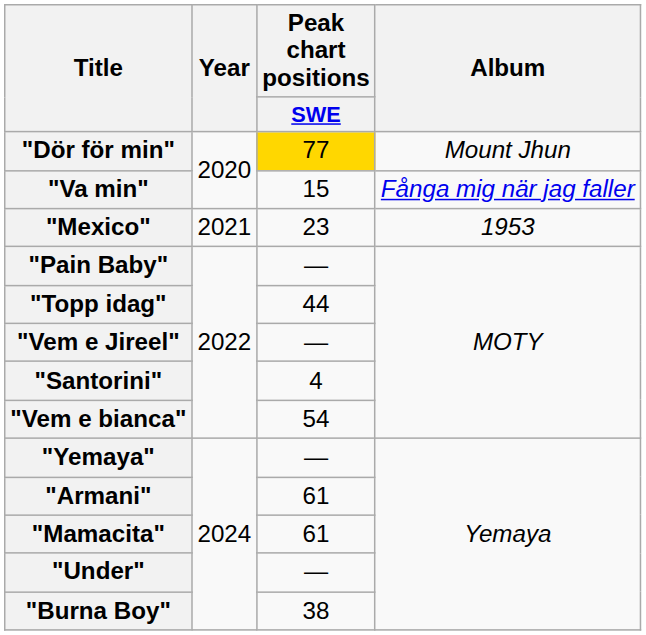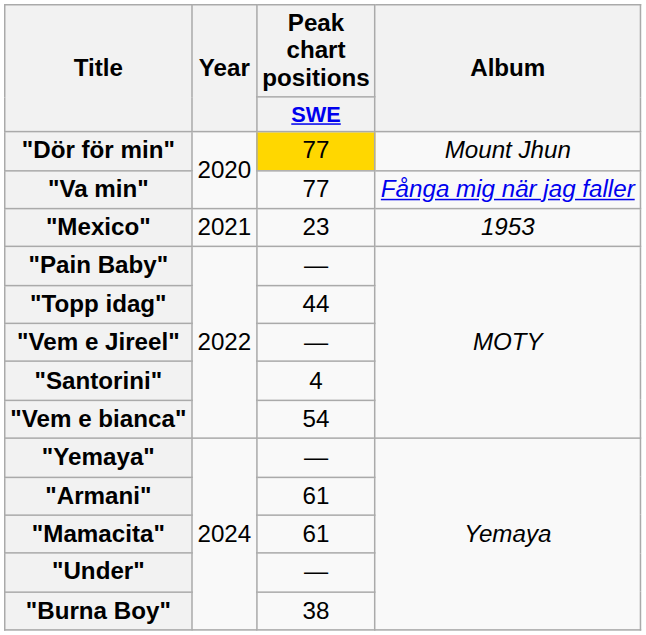(316, 189) 15 -> (316, 189) 77
